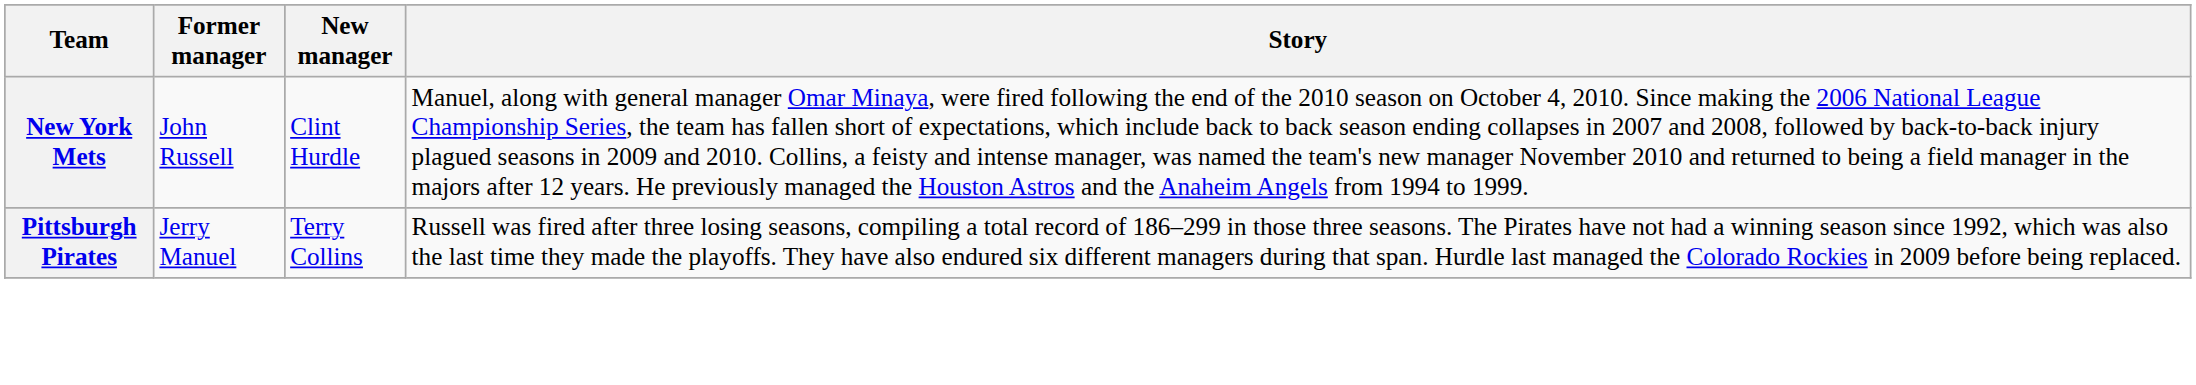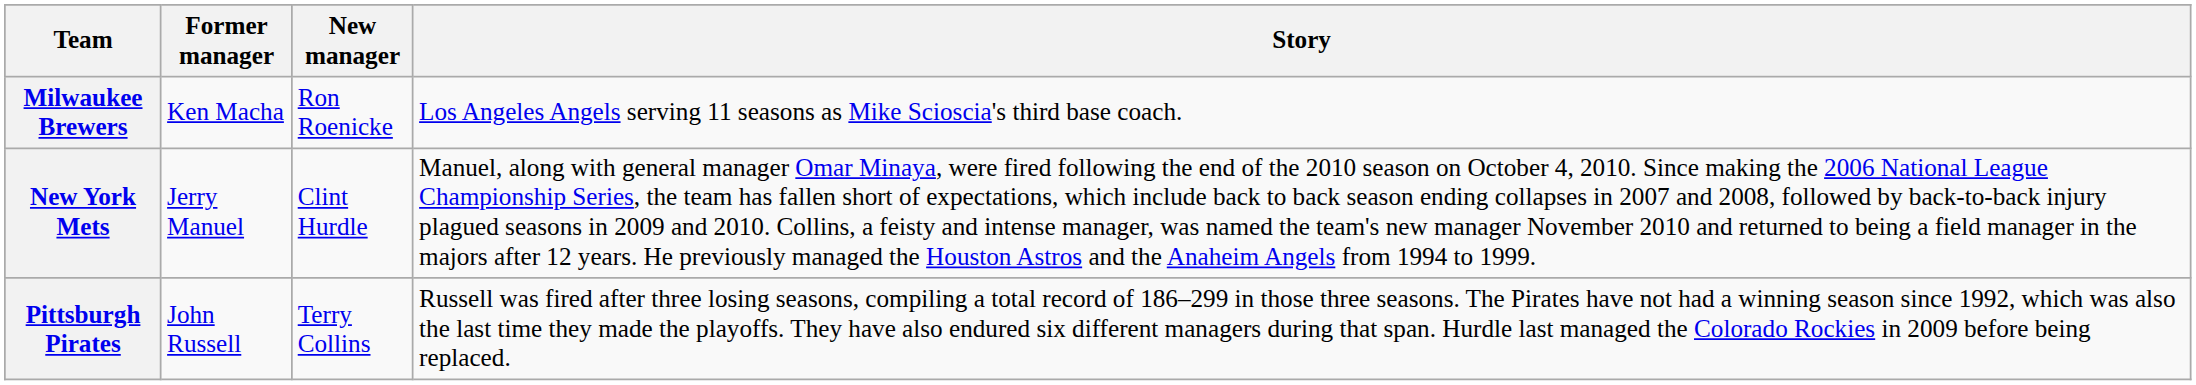+ row: (83, 111)
(197, 141) John Russell -> (206, 212) Jerry Manuel
(198, 242) Jerry Manuel -> (204, 328) John Russell
